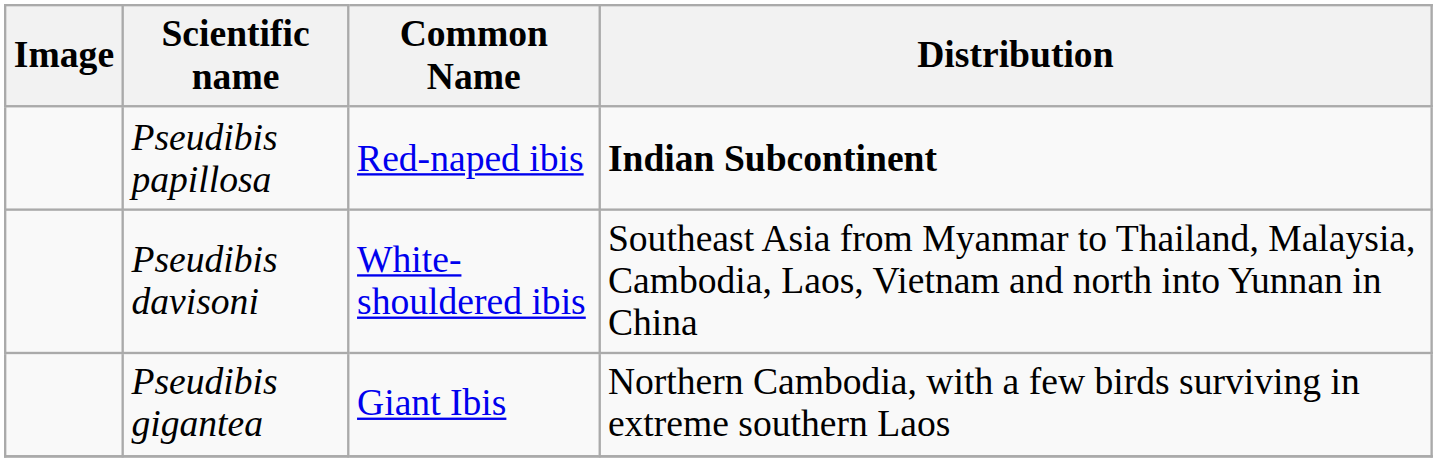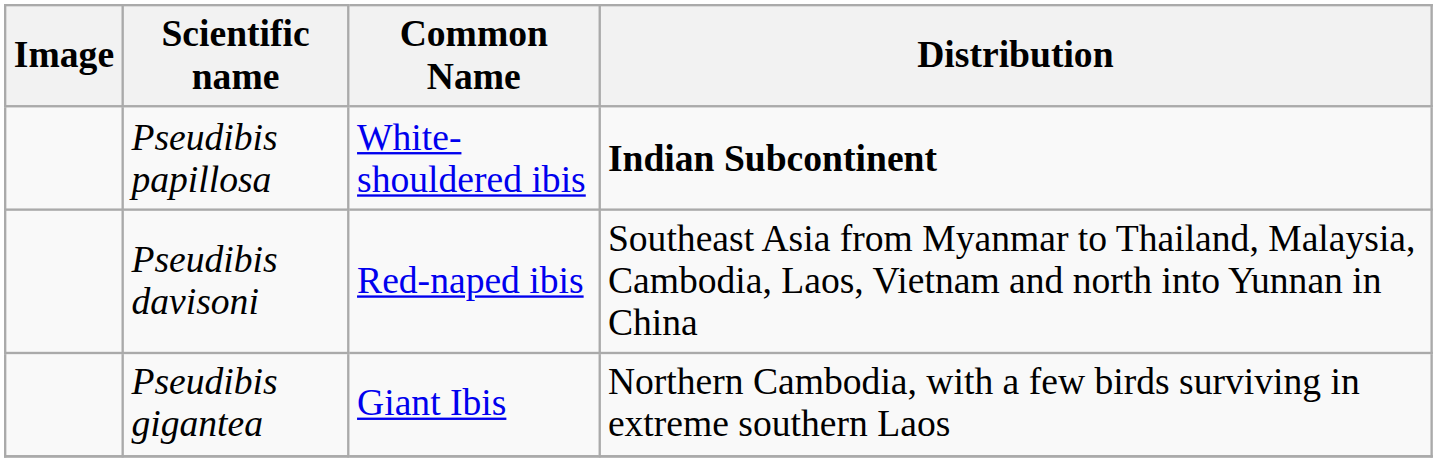(470, 157) Red-naped ibis -> (471, 157) White-shouldered ibis
(471, 280) White-shouldered ibis -> (470, 280) Red-naped ibis
